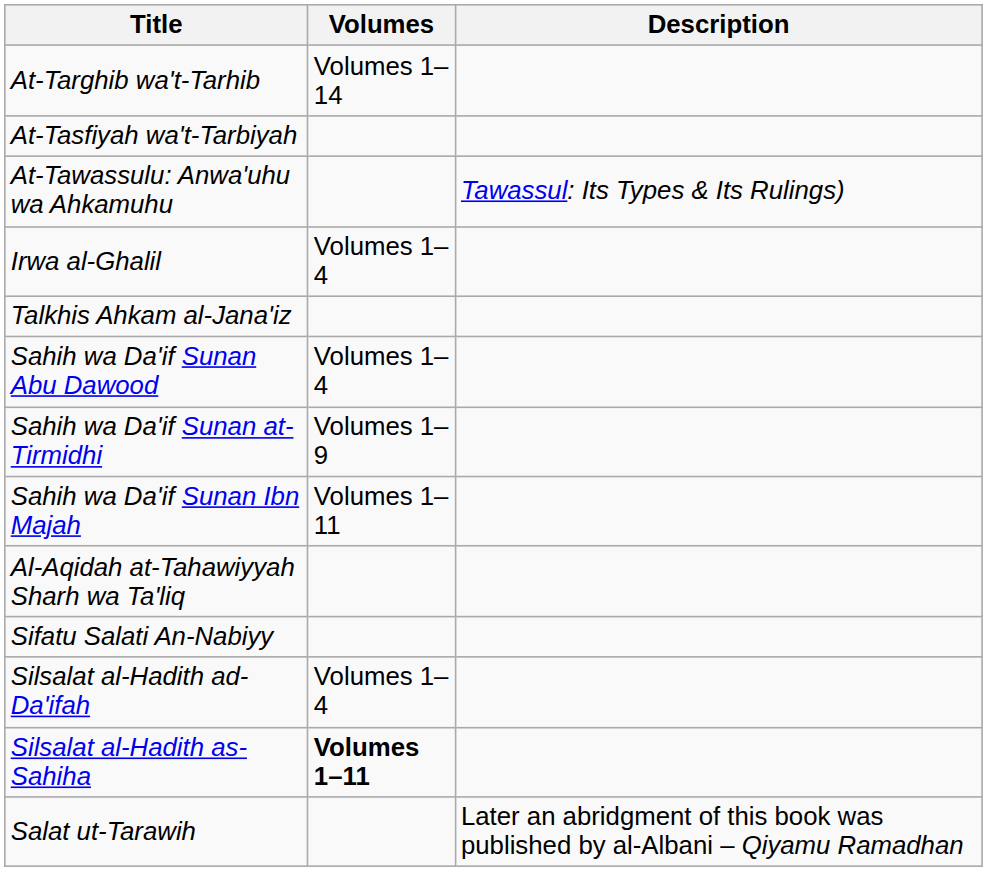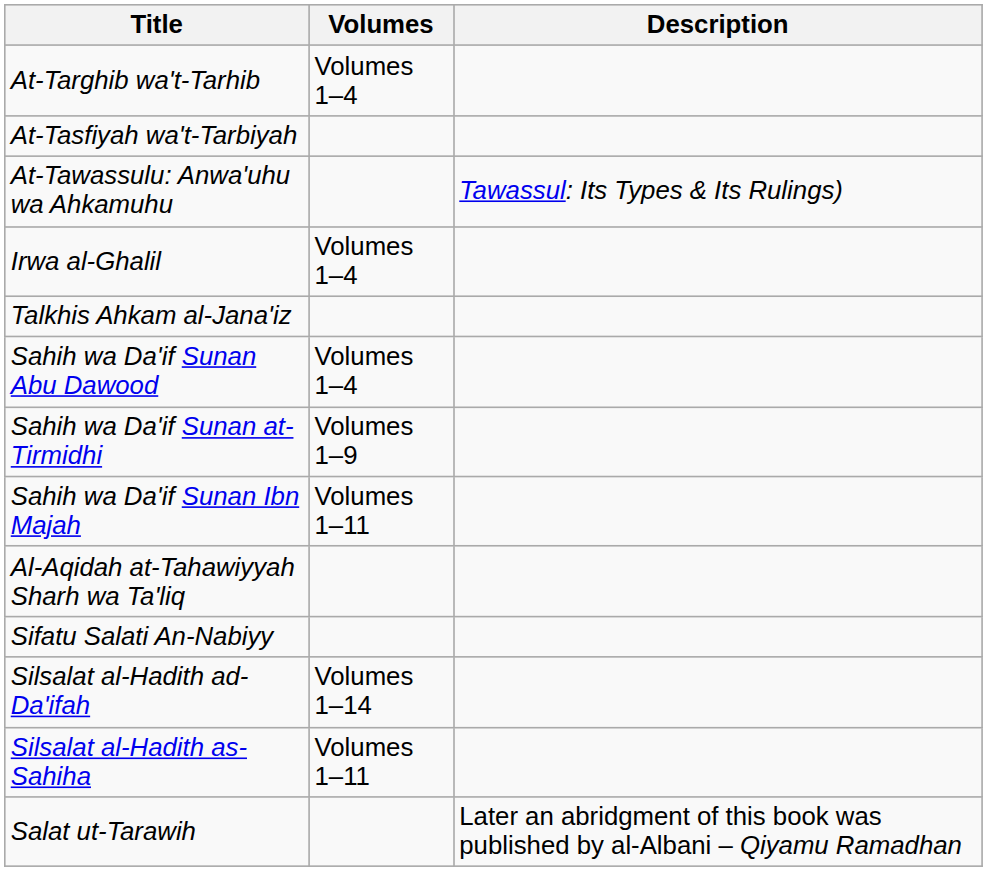(381, 80) Volumes 1–14 -> (364, 80) Volumes 1–4
(381, 691) Volumes 1–4 -> (364, 691) Volumes 1–14
(367, 761) bold -> (364, 761) normal
